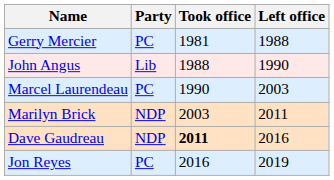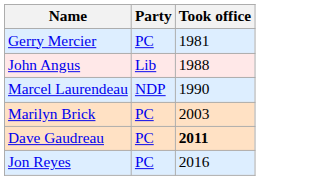- column: (292, 16)
(144, 89) PC -> (150, 89) NDP
(150, 114) NDP -> (144, 114) PC
(150, 138) NDP -> (144, 138) PC
